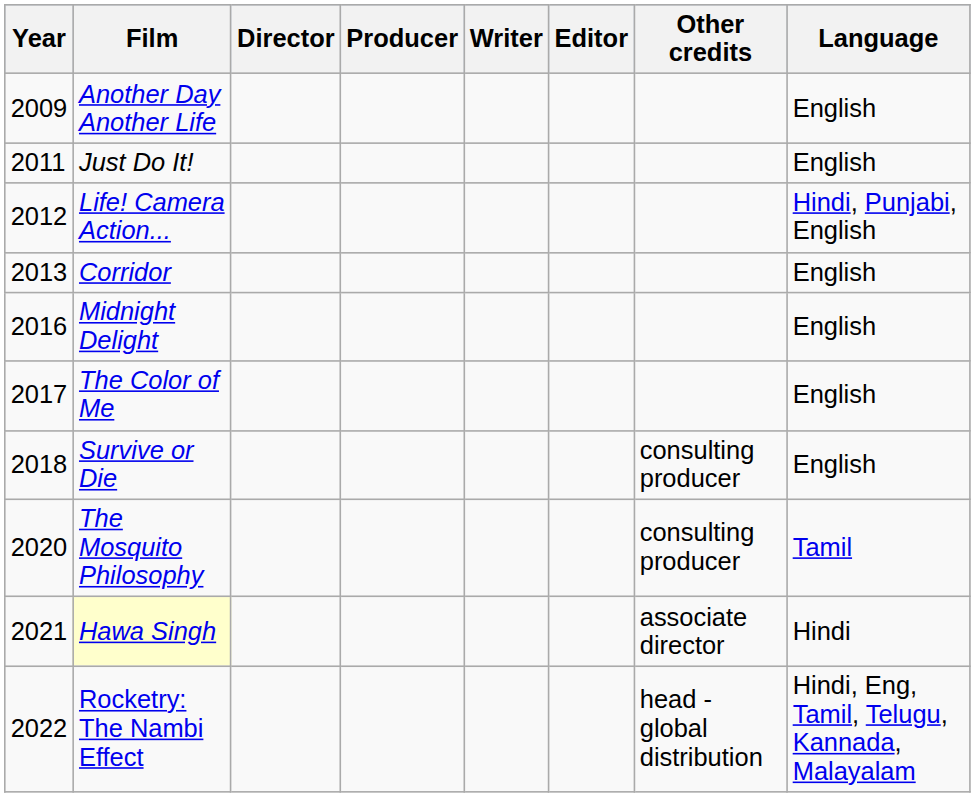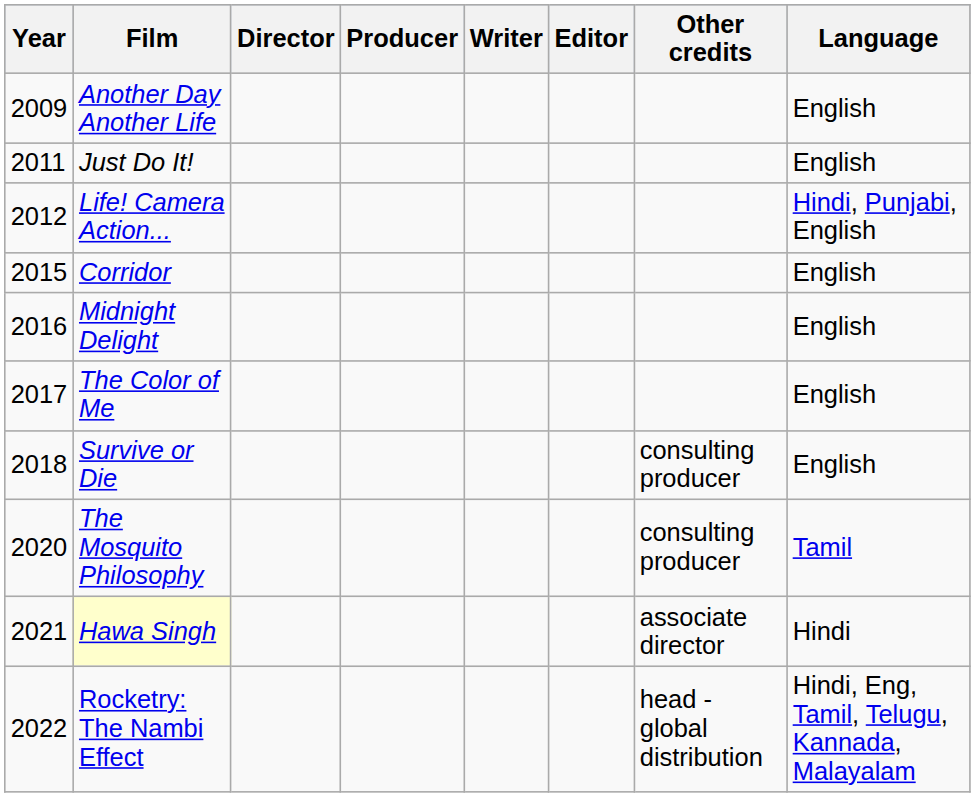(39, 271) 2013 -> (39, 271) 2015
